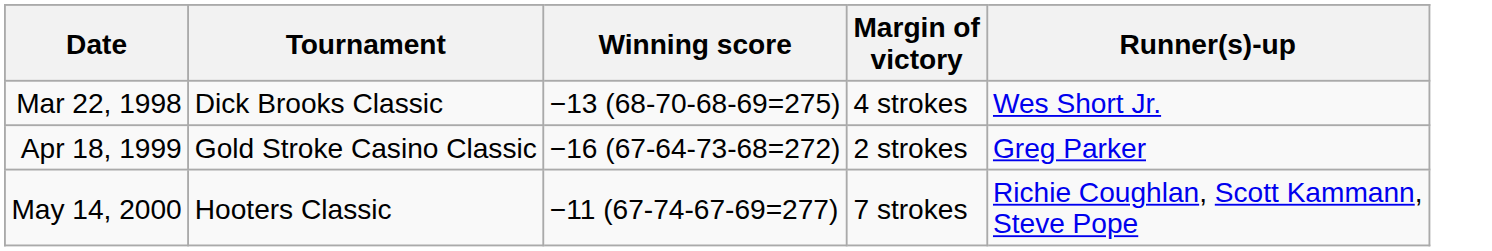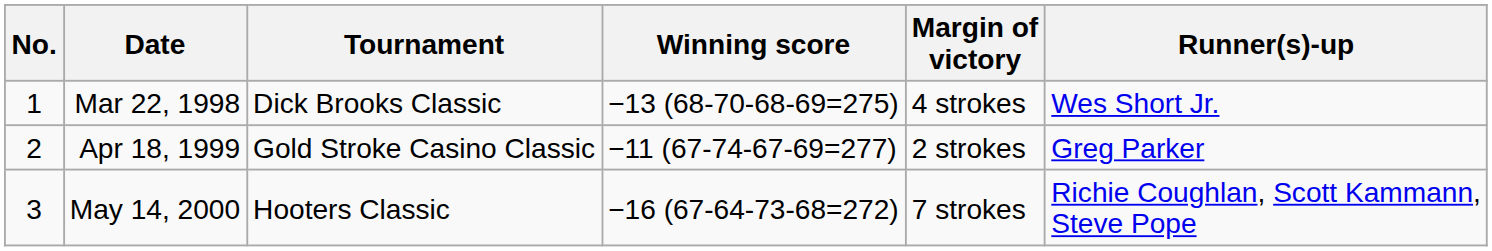+ column: (34, 43)
(695, 148) −16 (67-64-73-68=272) -> (752, 148) −11 (67-74-67-69=277)
(694, 208) −11 (67-74-67-69=277) -> (753, 208) −16 (67-64-73-68=272)
